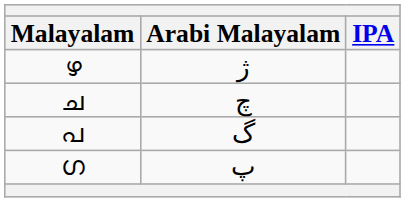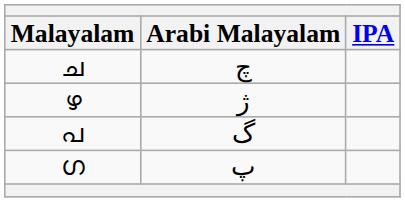rows swapped: (73, 66) <-> (73, 100)
